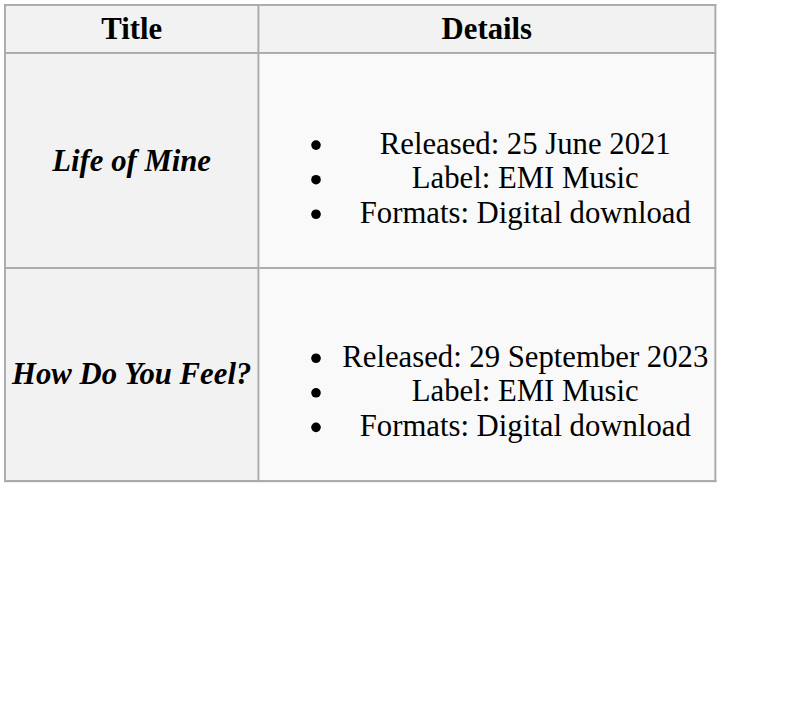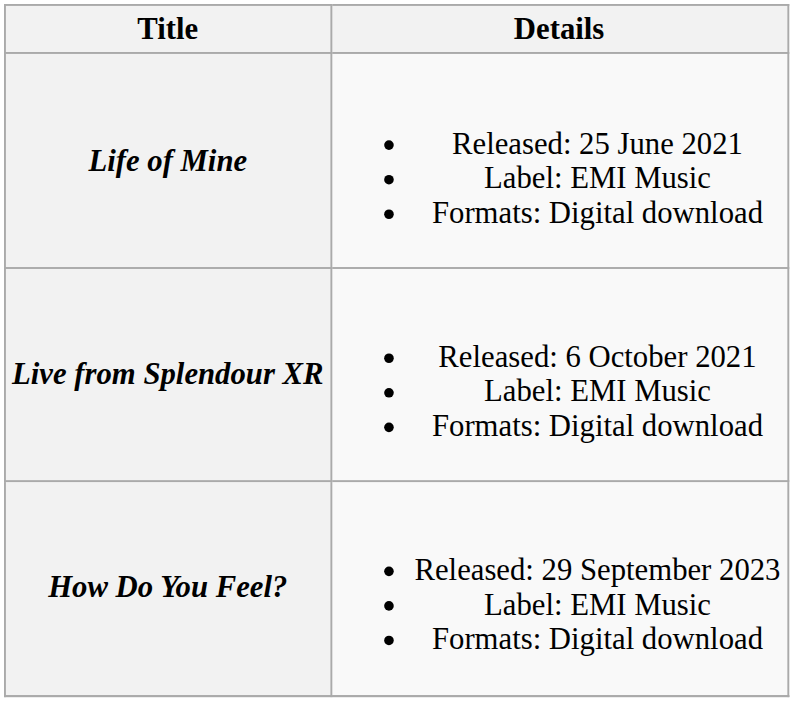+ row: (168, 373)
